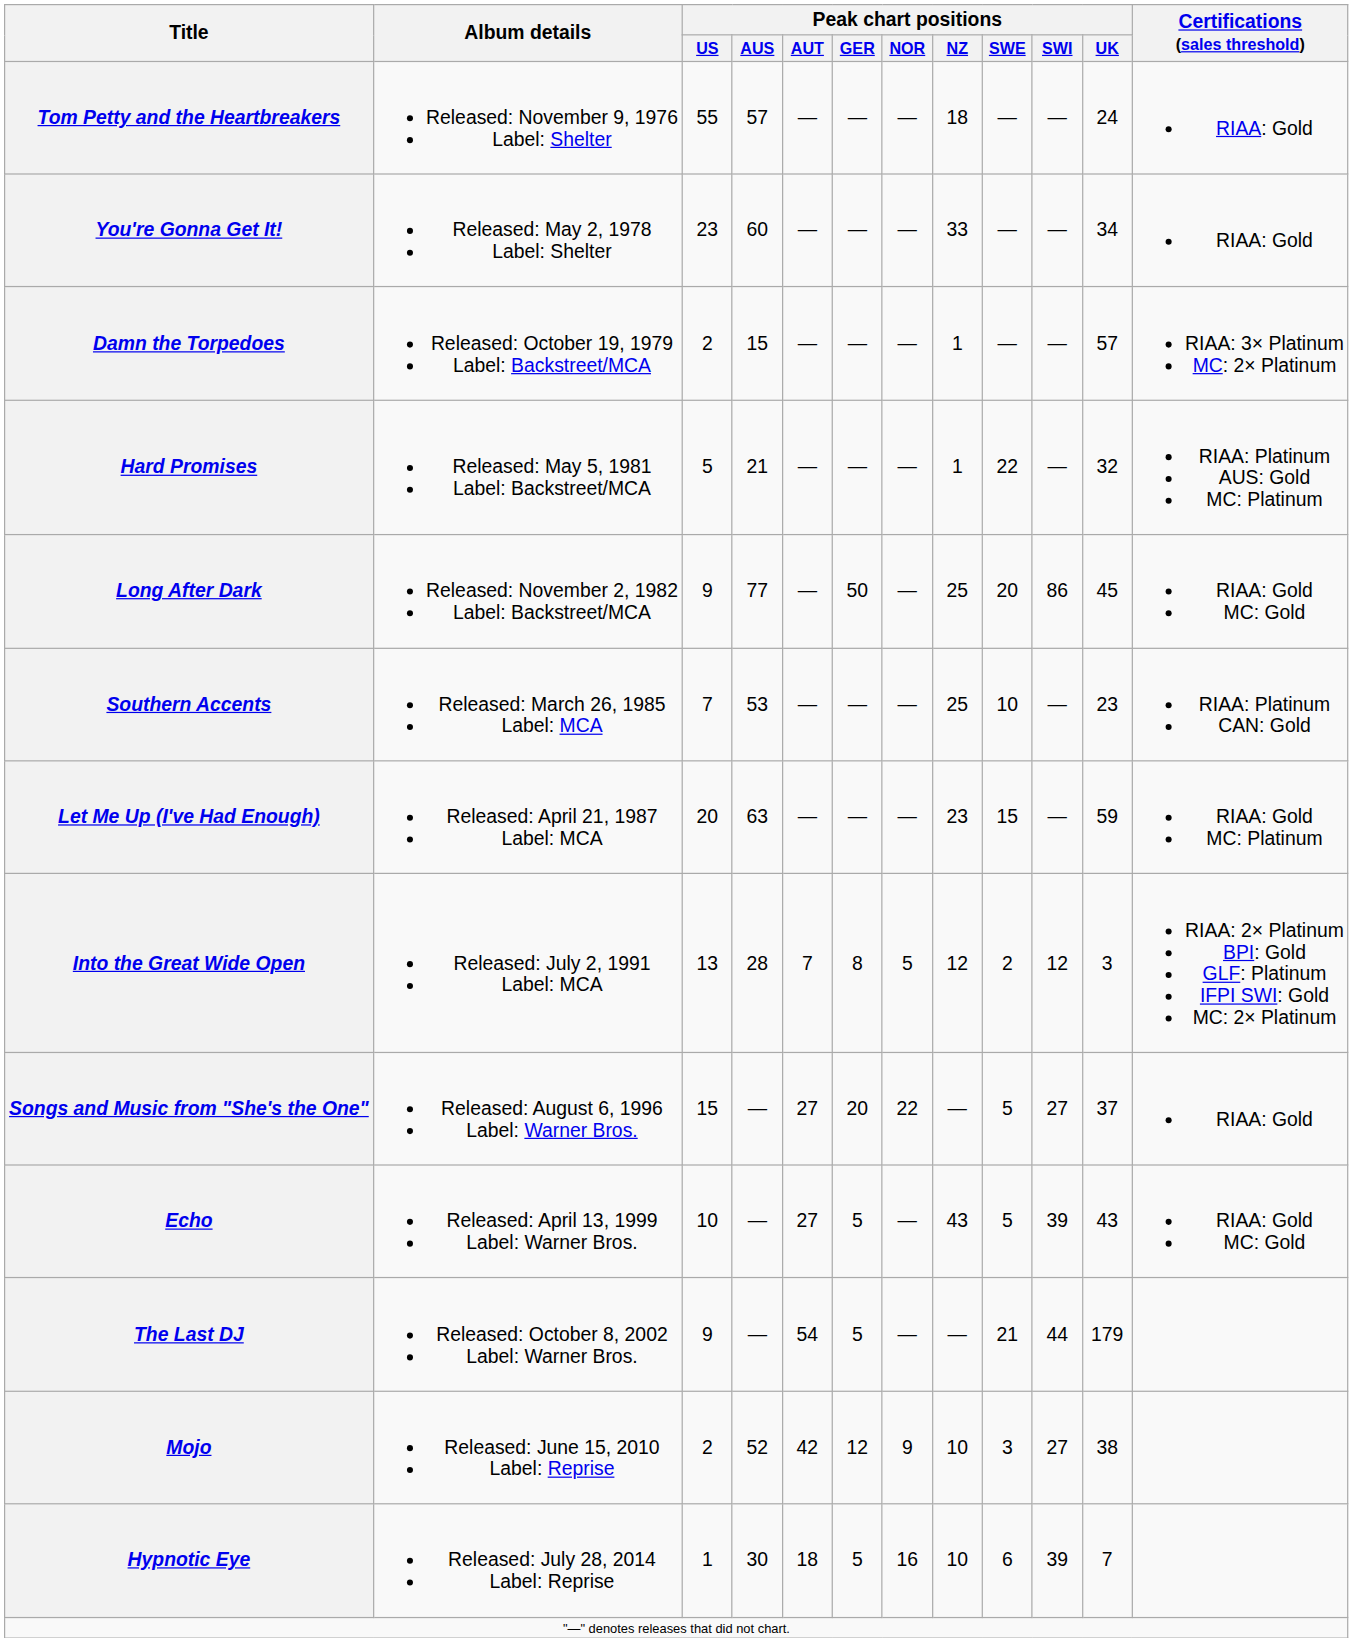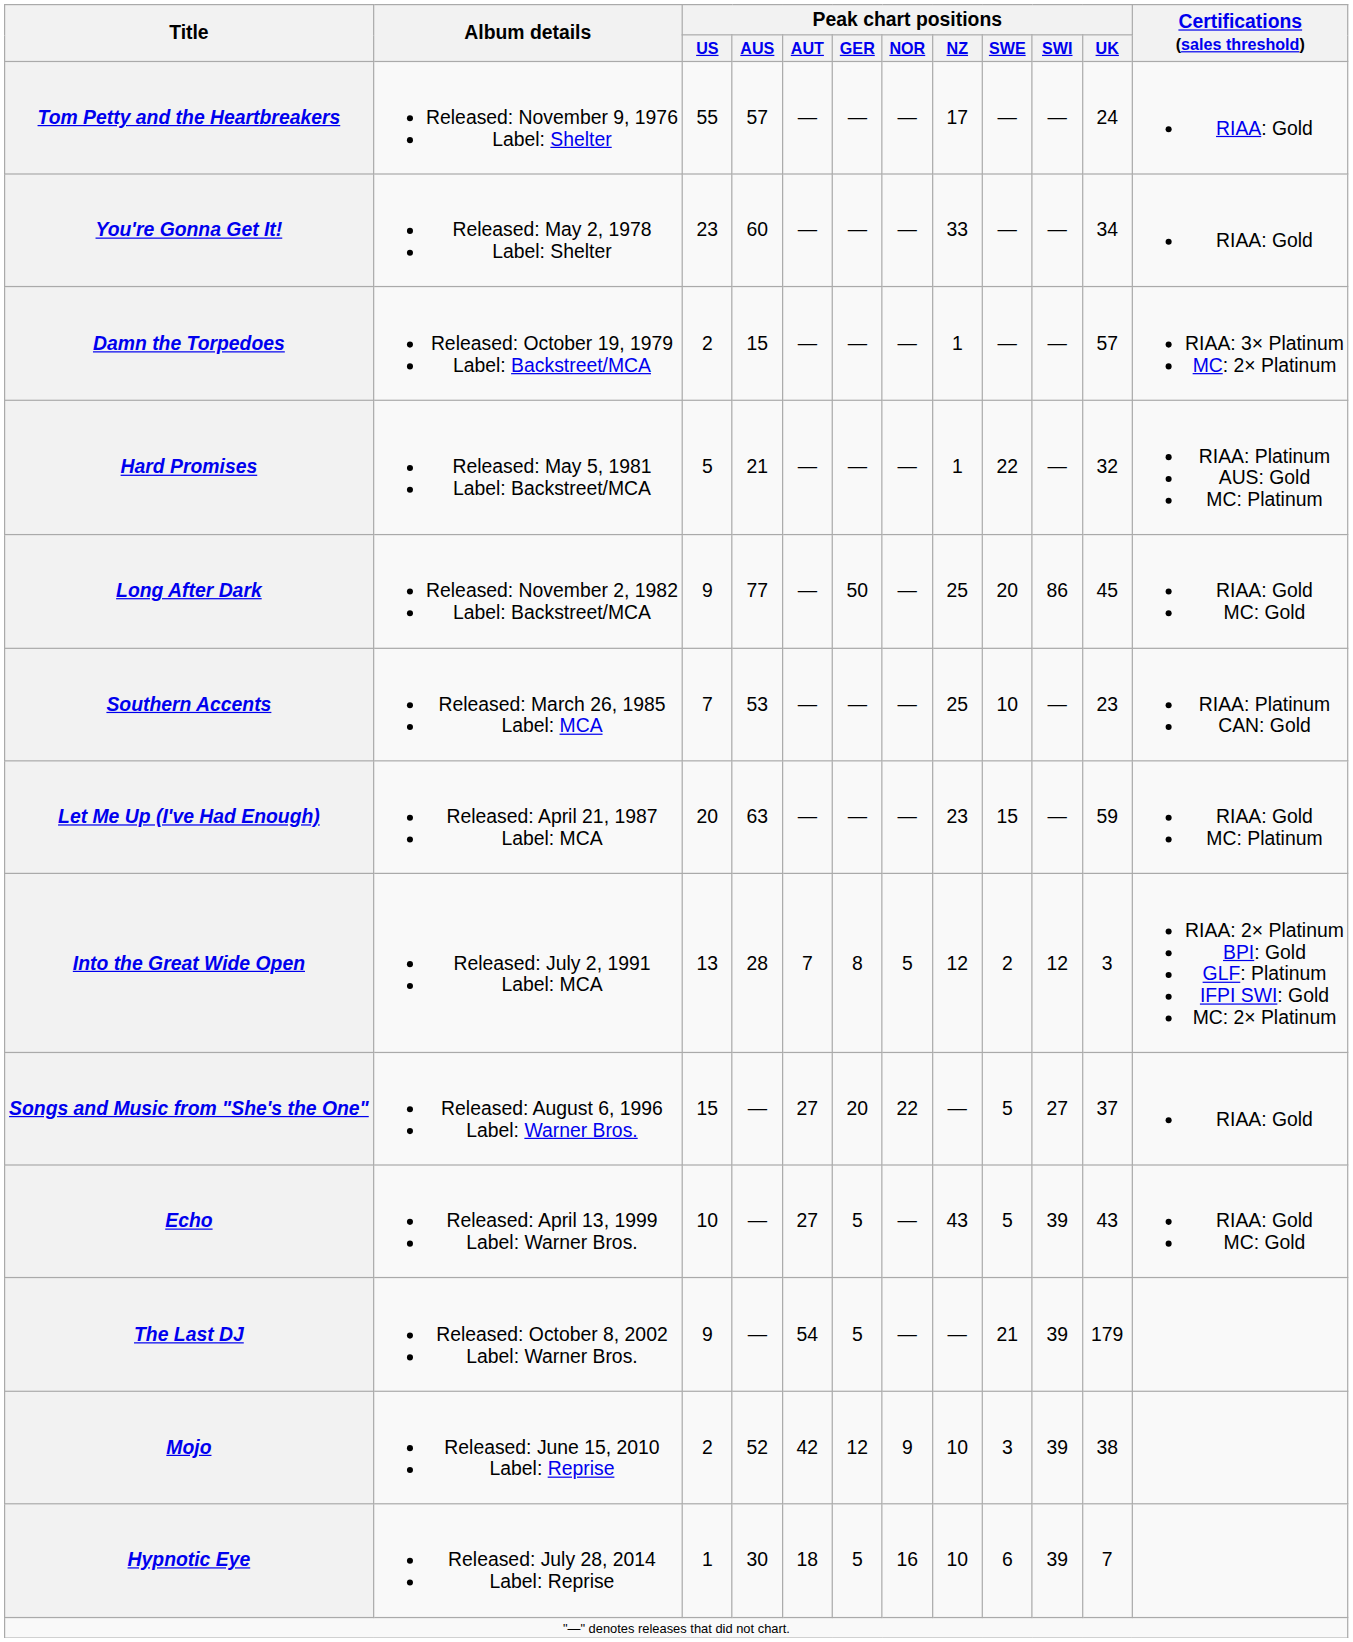(957, 117) 18 -> (957, 117) 17
(1057, 1334) 44 -> (1057, 1334) 39
(1057, 1447) 27 -> (1057, 1447) 39
